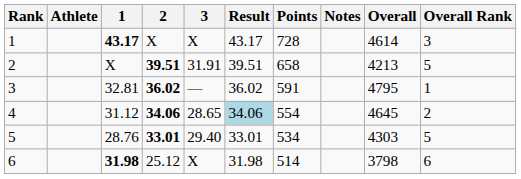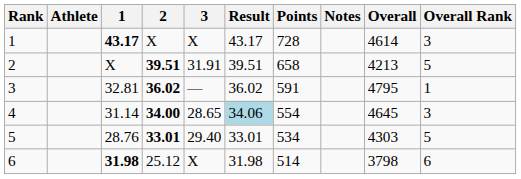(122, 112) 31.12 -> (122, 112) 31.14
(163, 112) 34.06 -> (163, 112) 34.00
(427, 112) 2 -> (427, 112) 3
